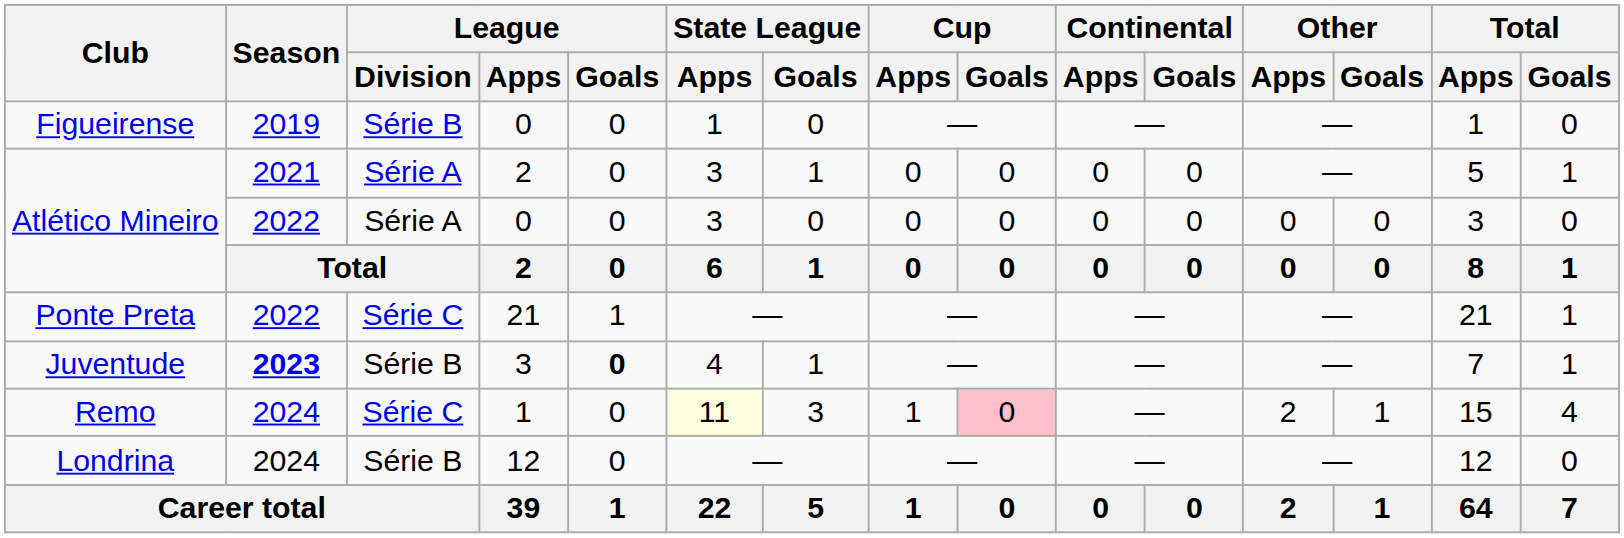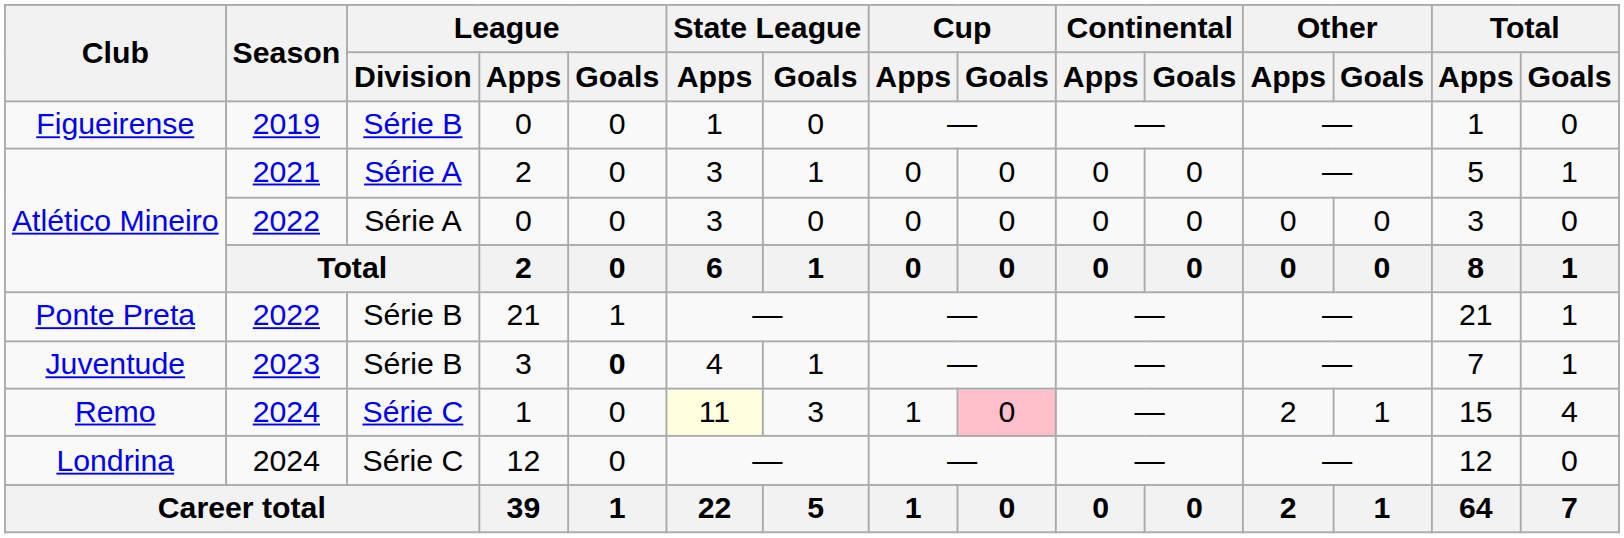(413, 316) Série C -> (413, 316) Série B
(286, 364) bold -> (286, 364) normal
(413, 460) Série B -> (413, 460) Série C
